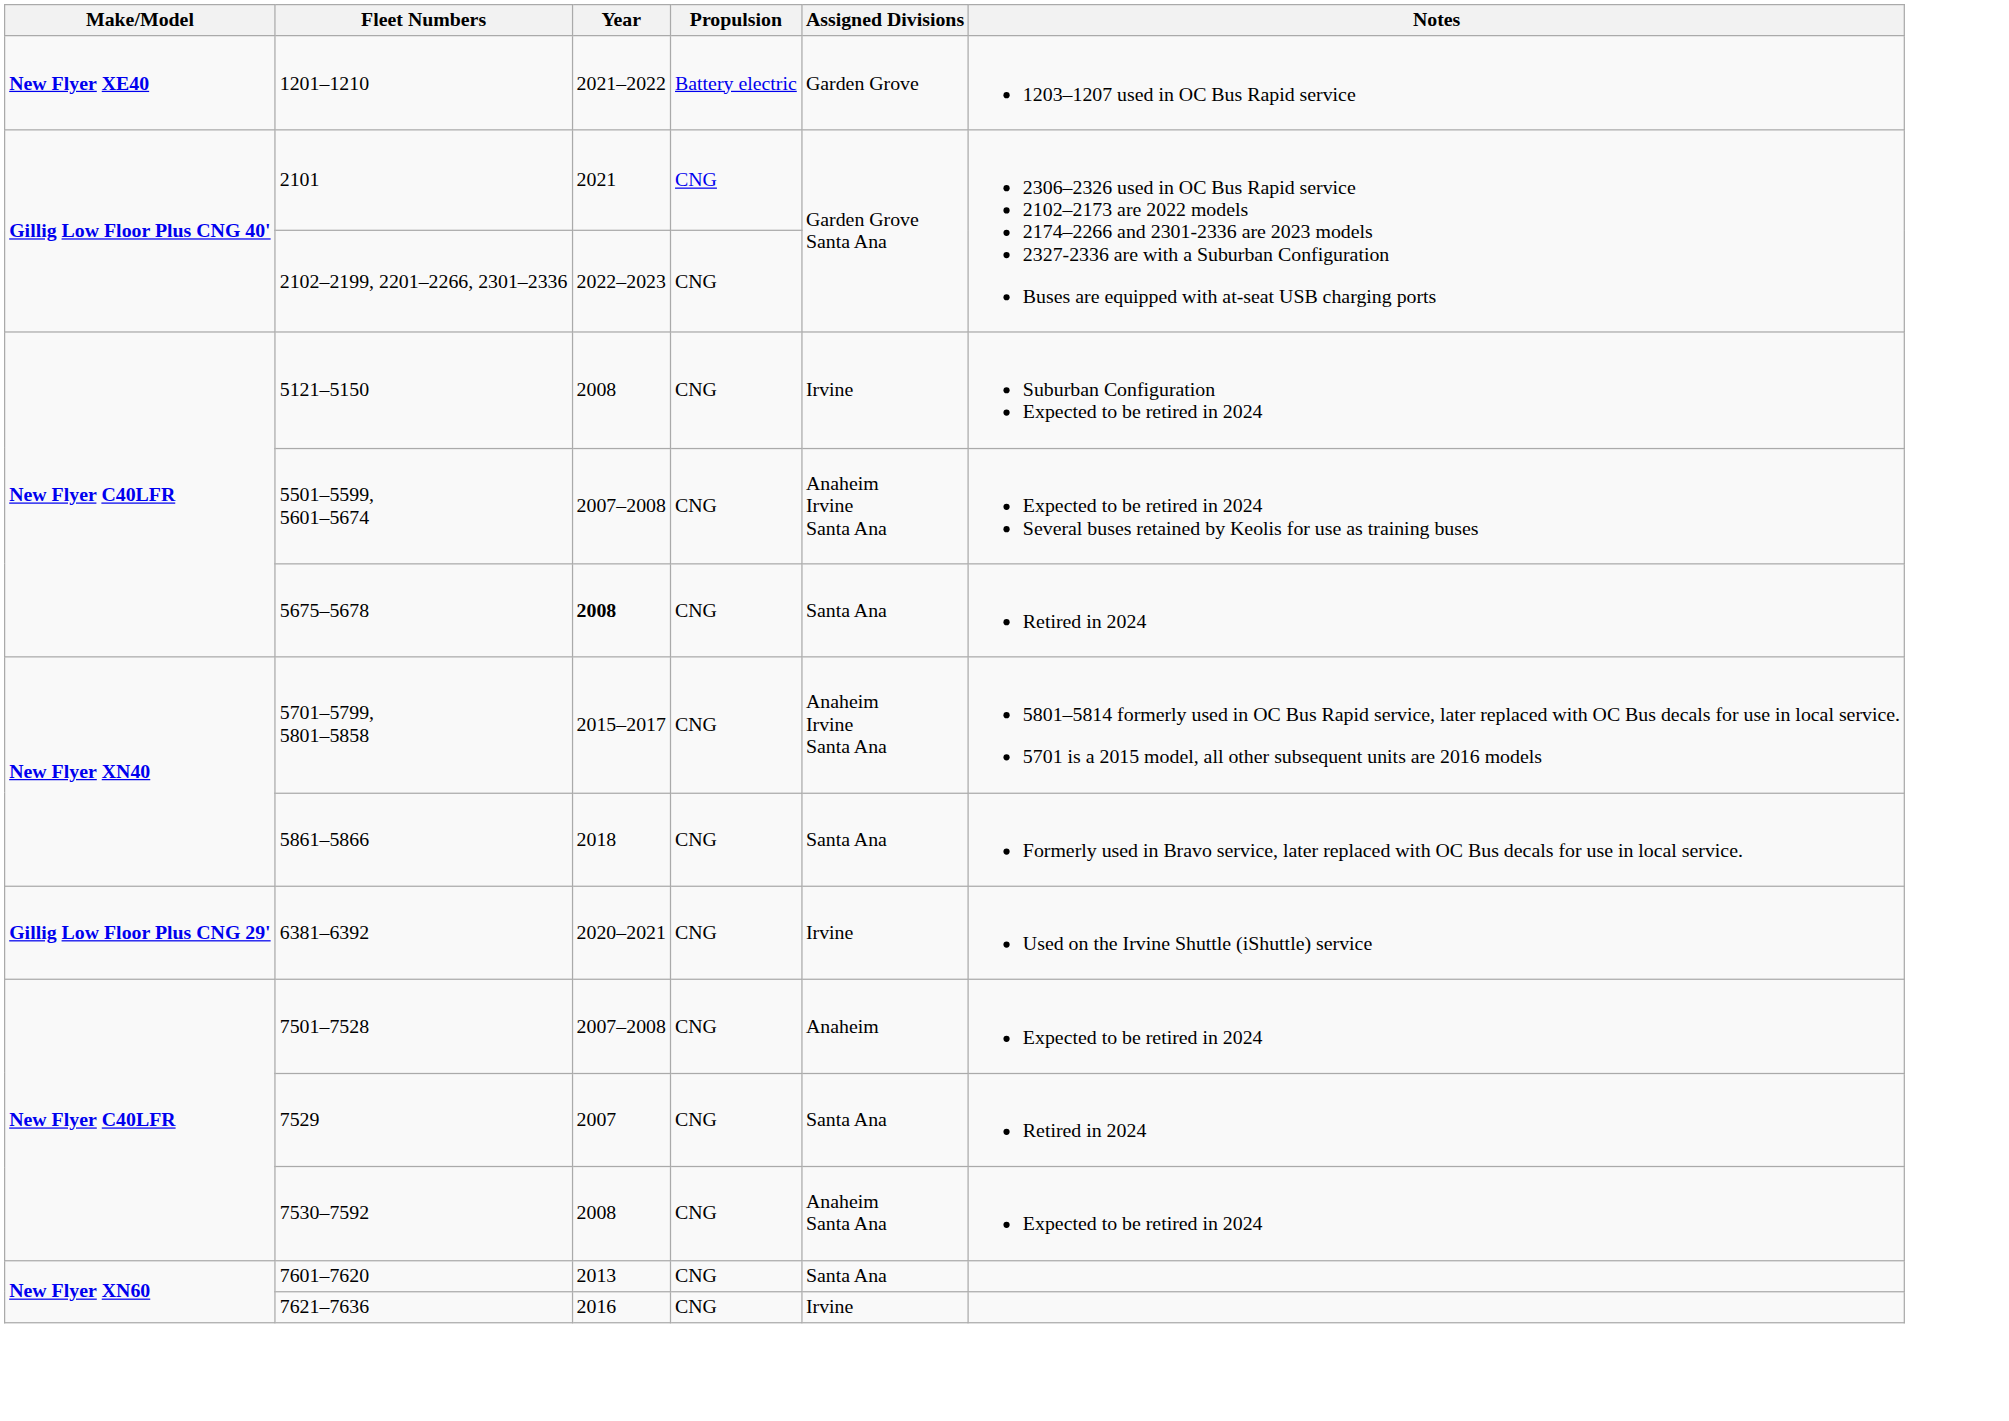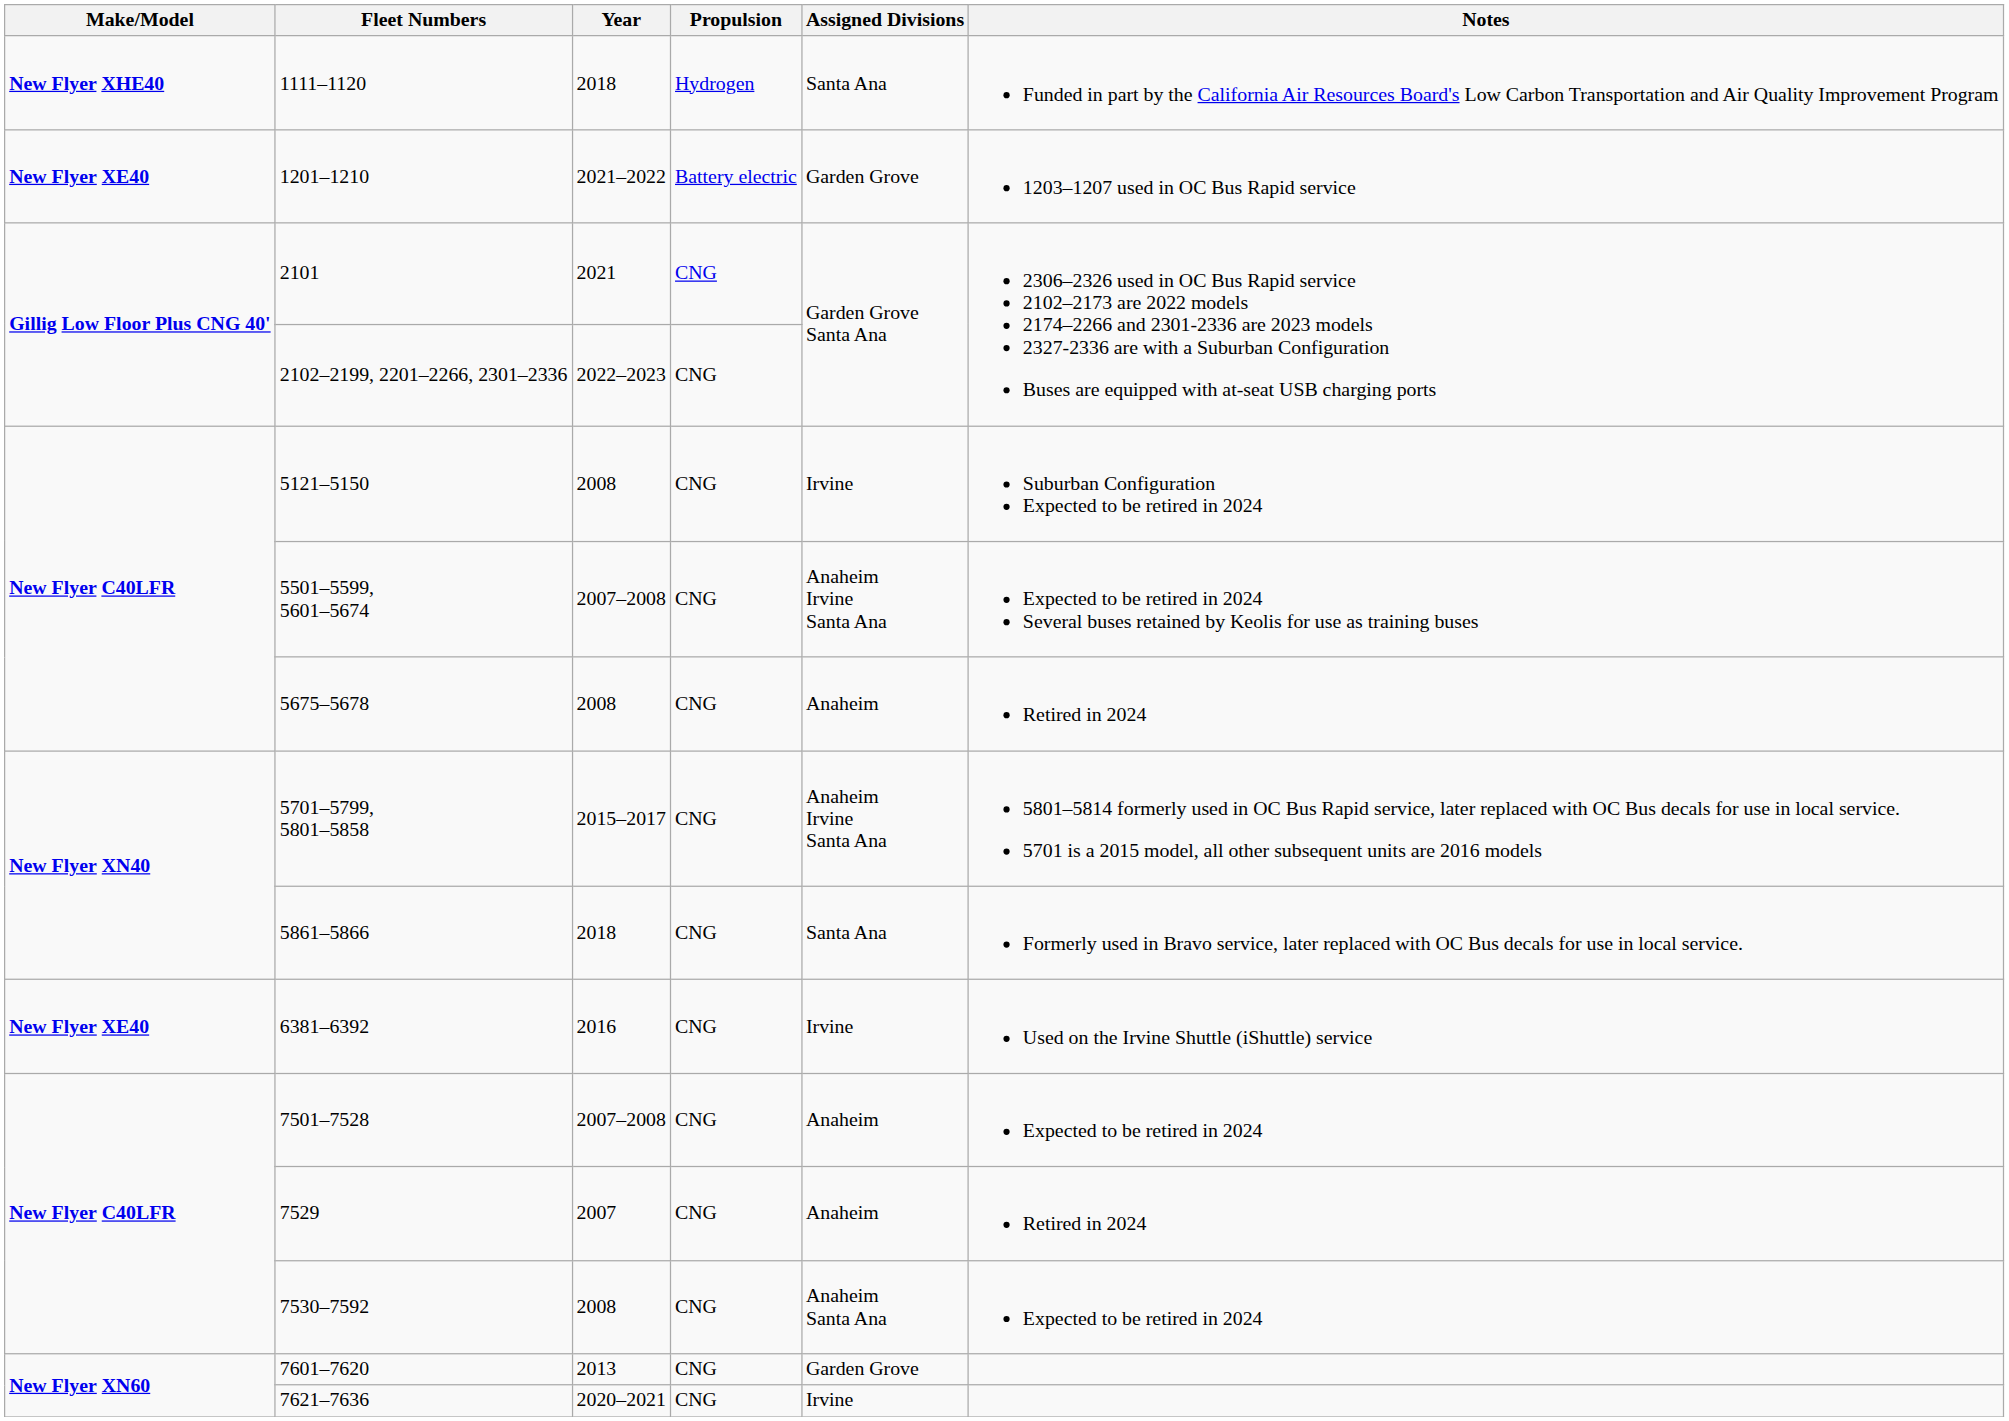+ row: (323, 82)
(596, 610) bold -> (596, 703) normal
(846, 610) Santa Ana -> (842, 703) Anaheim
(140, 932) Gillig Low Floor Plus CNG 29' -> (79, 1026) New Flyer XE40
(621, 932) 2020–2021 -> (596, 1026) 2016
(846, 1119) Santa Ana -> (842, 1213) Anaheim
(846, 1275) Santa Ana -> (862, 1369) Garden Grove
(596, 1307) 2016 -> (621, 1400) 2020–2021
